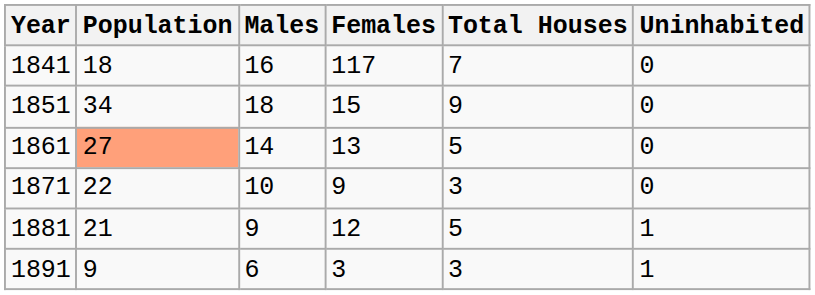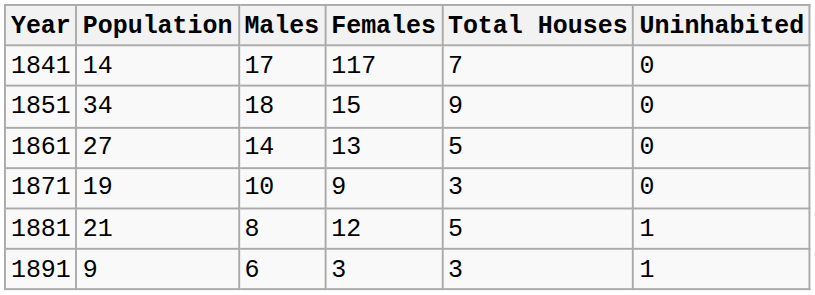(98, 66) 18 -> (98, 66) 14
(259, 66) 16 -> (259, 66) 17
(98, 147) lightsalmon background -> (98, 147) no background
(98, 188) 22 -> (98, 188) 19
(252, 229) 9 -> (252, 229) 8
